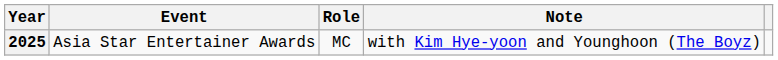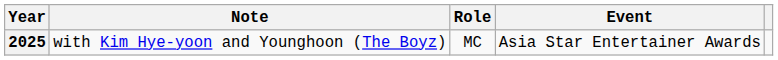columns swapped: (184, 17) <-> (564, 17)
